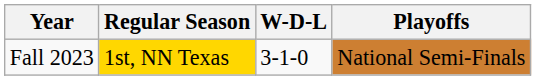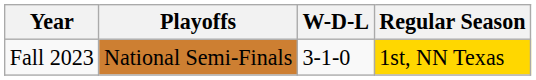columns swapped: (177, 22) <-> (431, 22)
